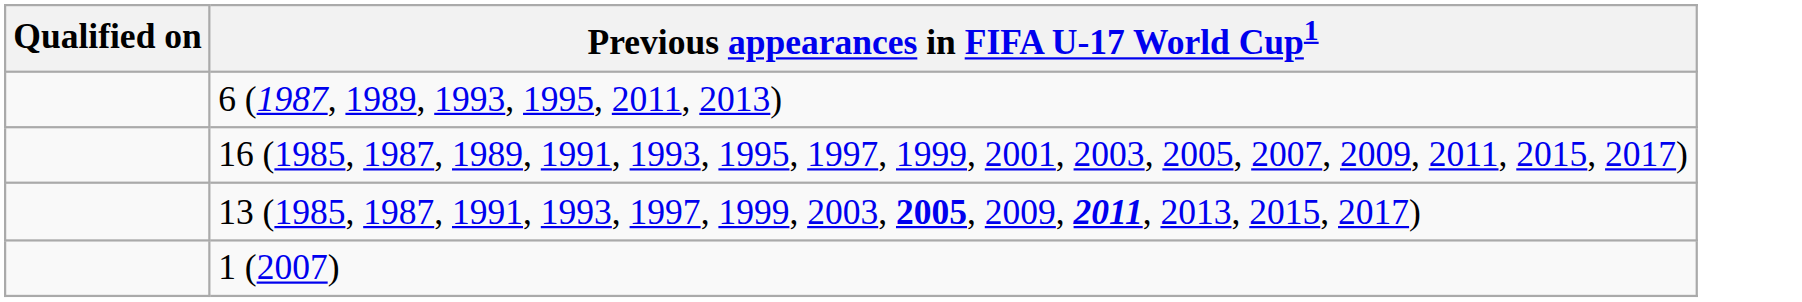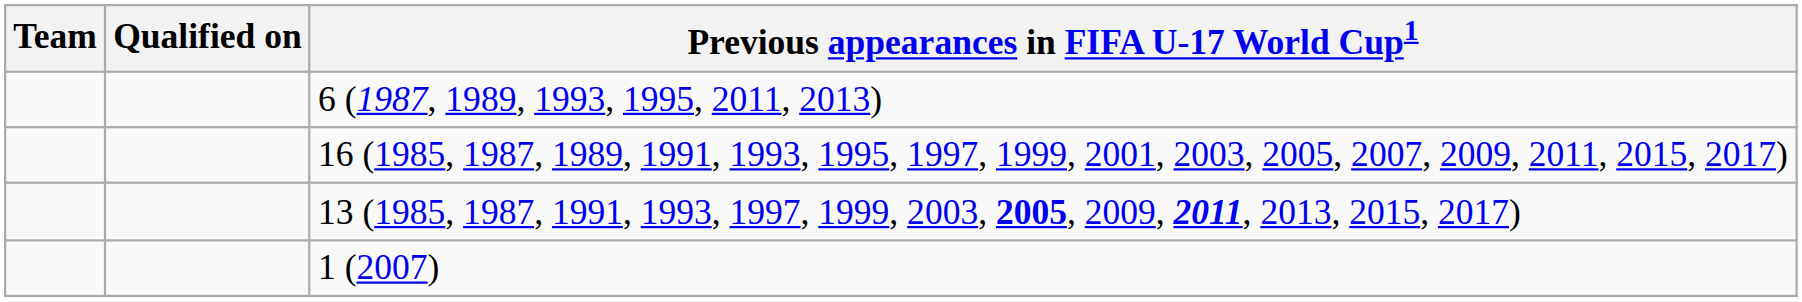+ column: (55, 37)
